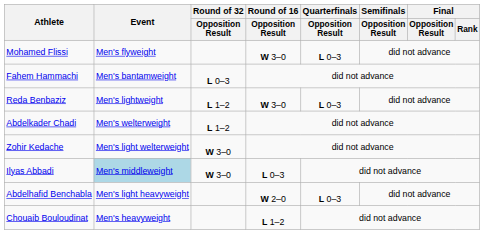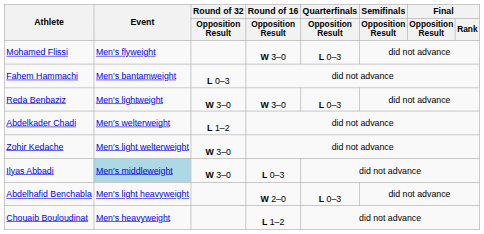(218, 105) L 1–2 -> (218, 105) W 3–0
